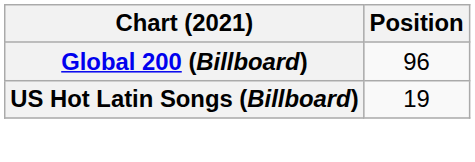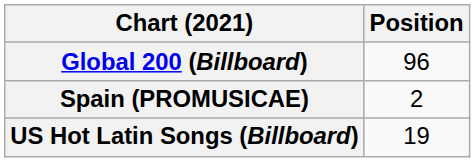+ row: (184, 99)
